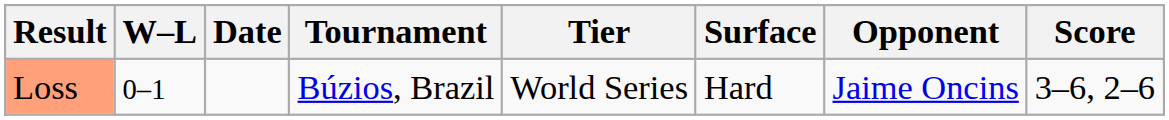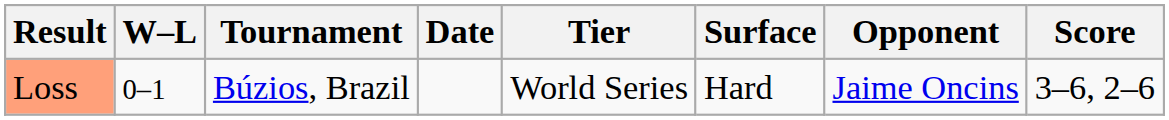columns swapped: (247, 31) <-> (396, 31)
